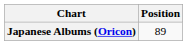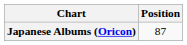(161, 31) 89 -> (161, 31) 87
